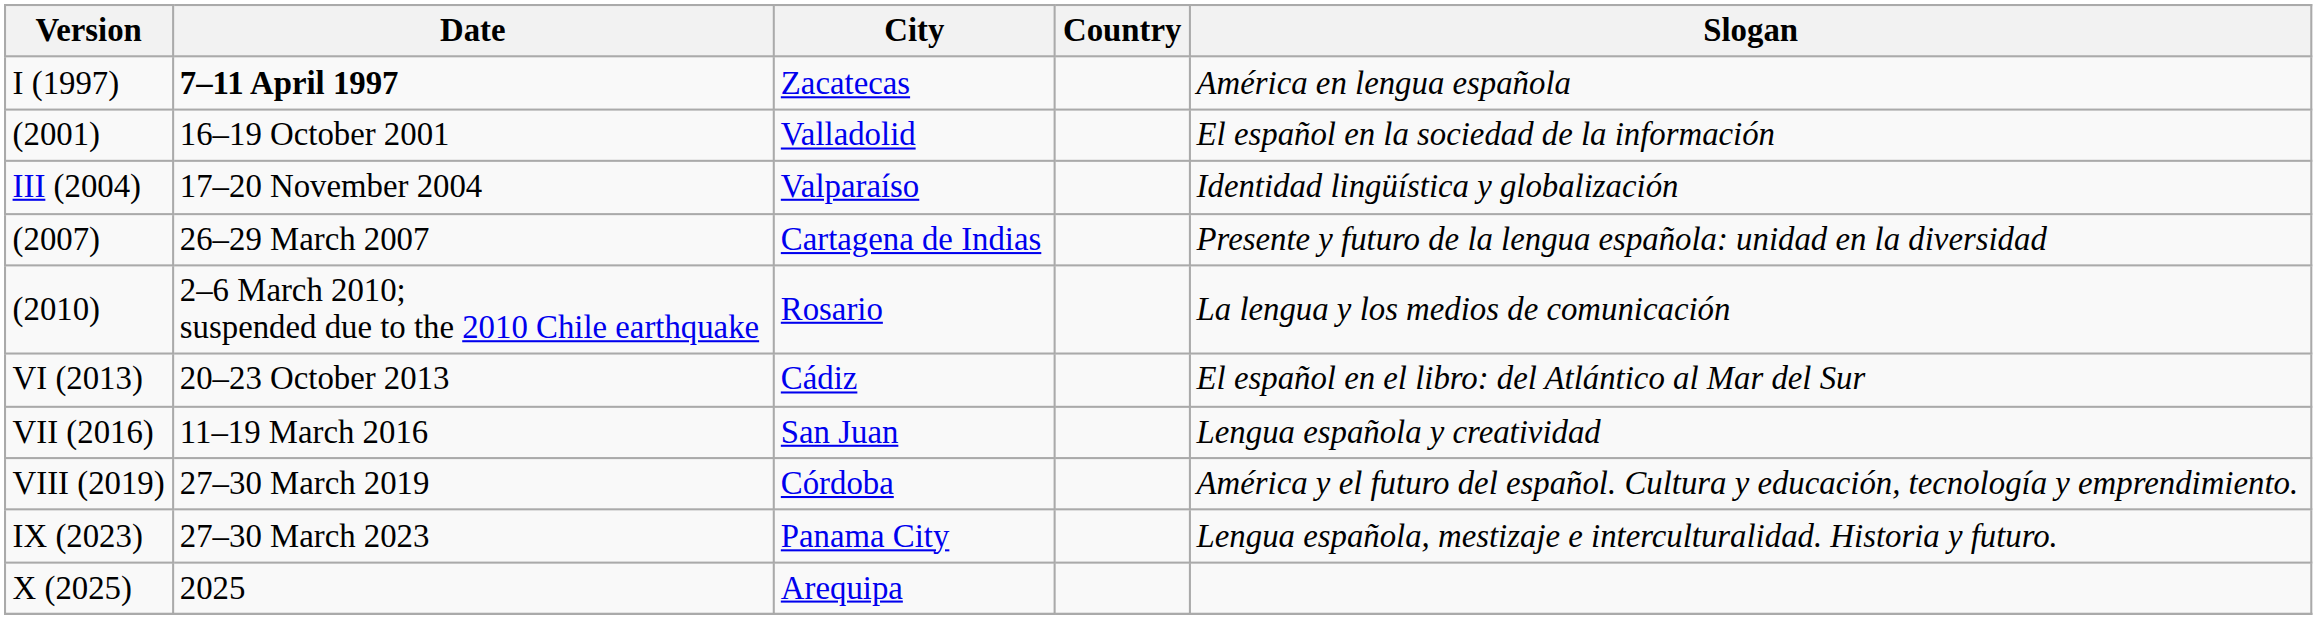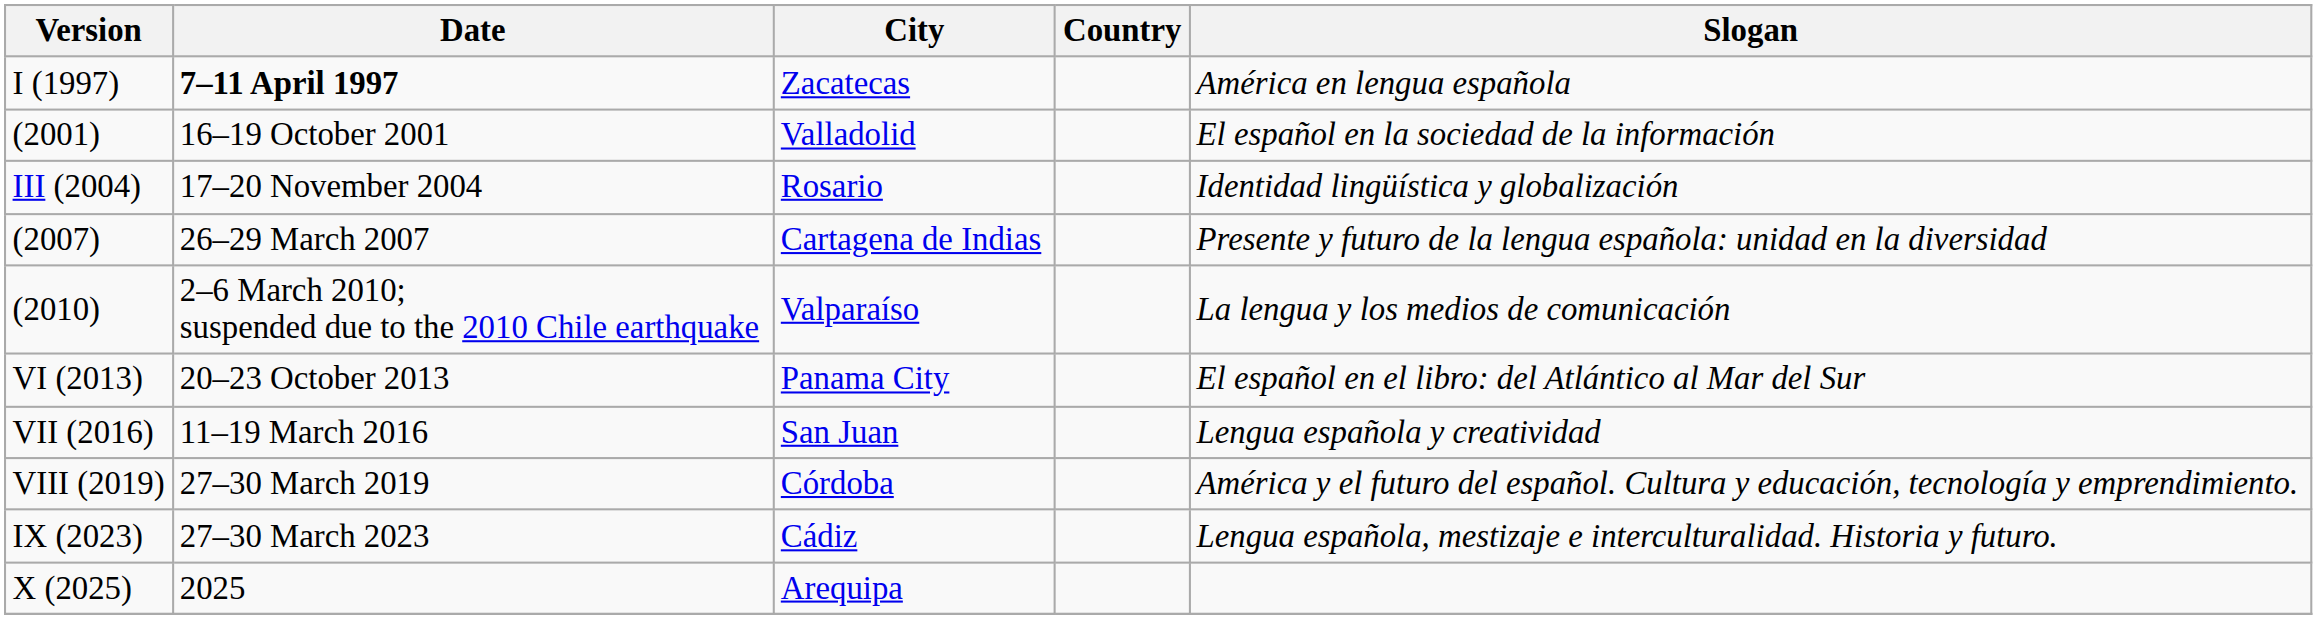(853, 186) Valparaíso -> (835, 186) Rosario
(835, 309) Rosario -> (853, 309) Valparaíso
(822, 379) Cádiz -> (868, 379) Panama City
(868, 535) Panama City -> (822, 535) Cádiz
